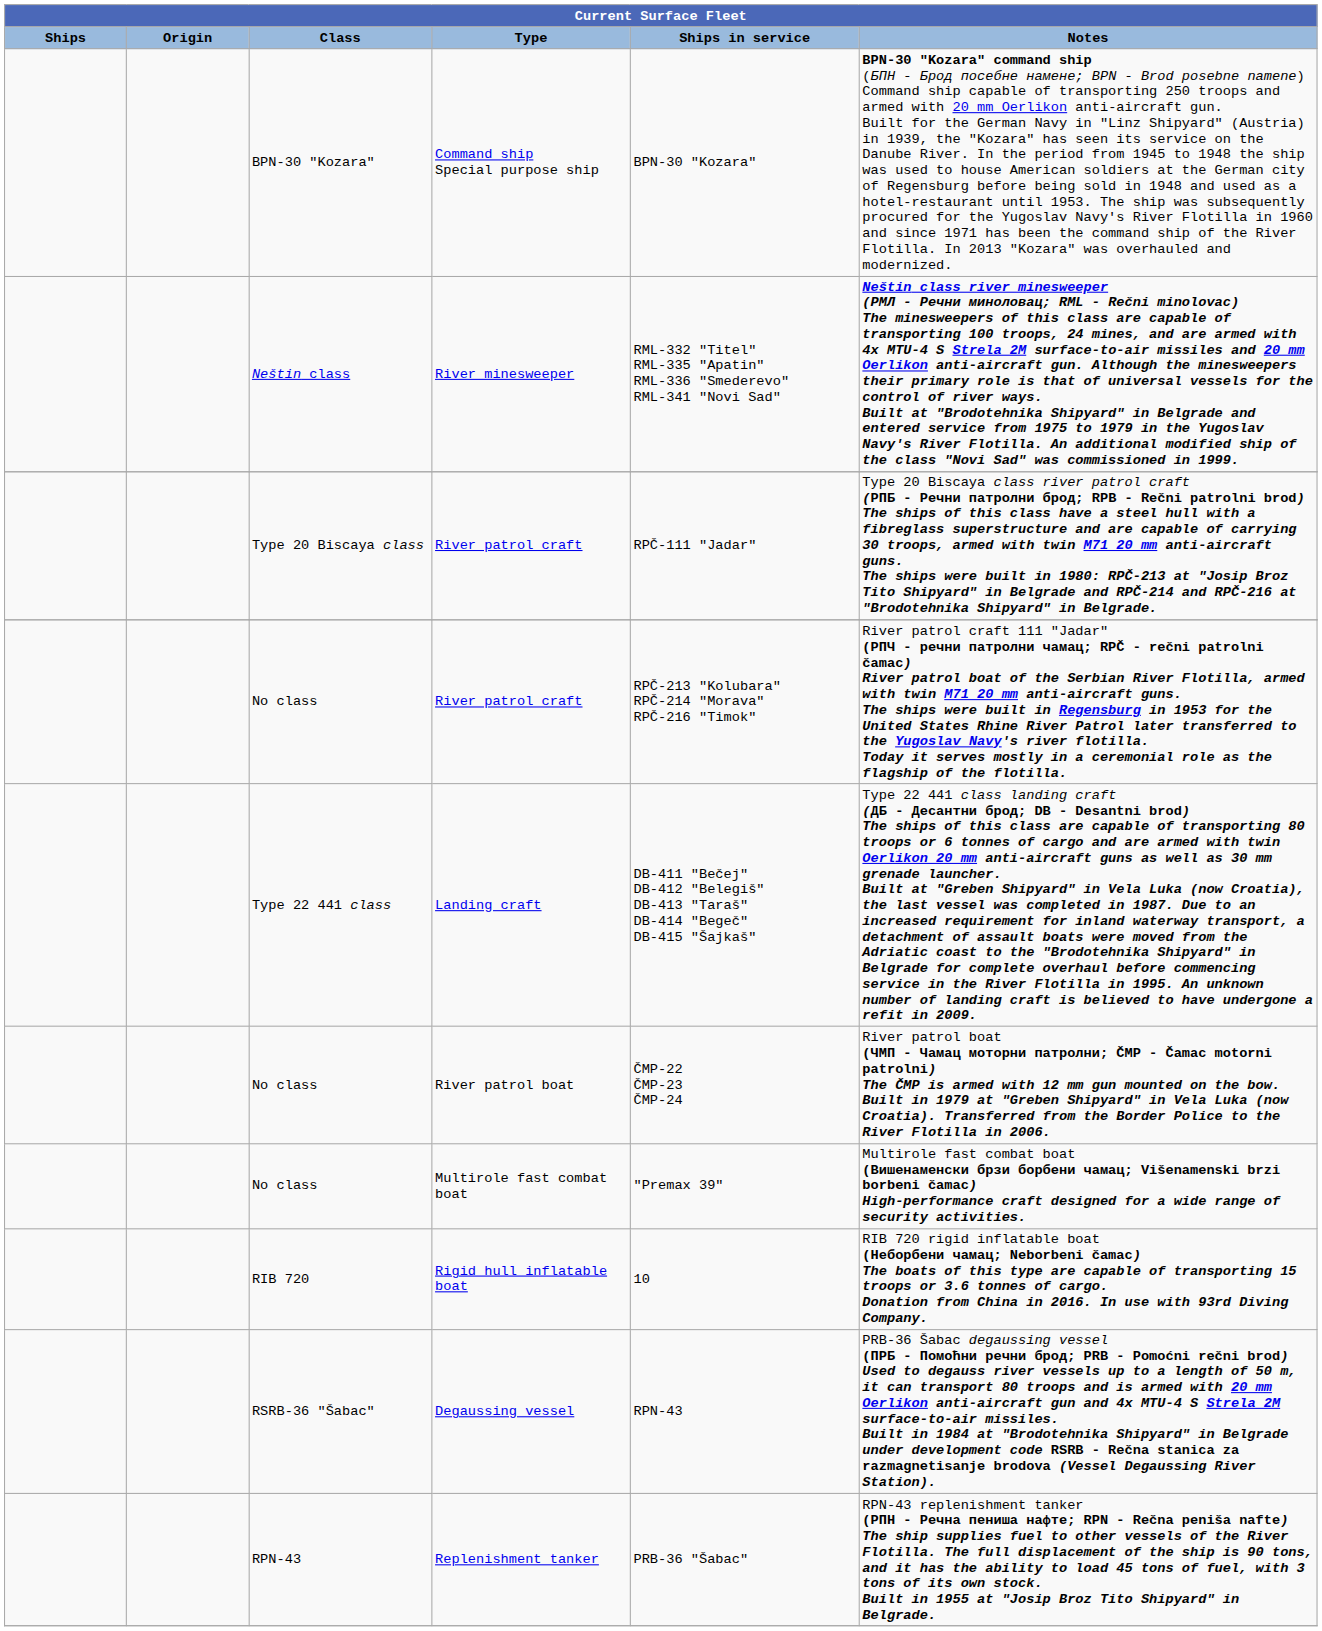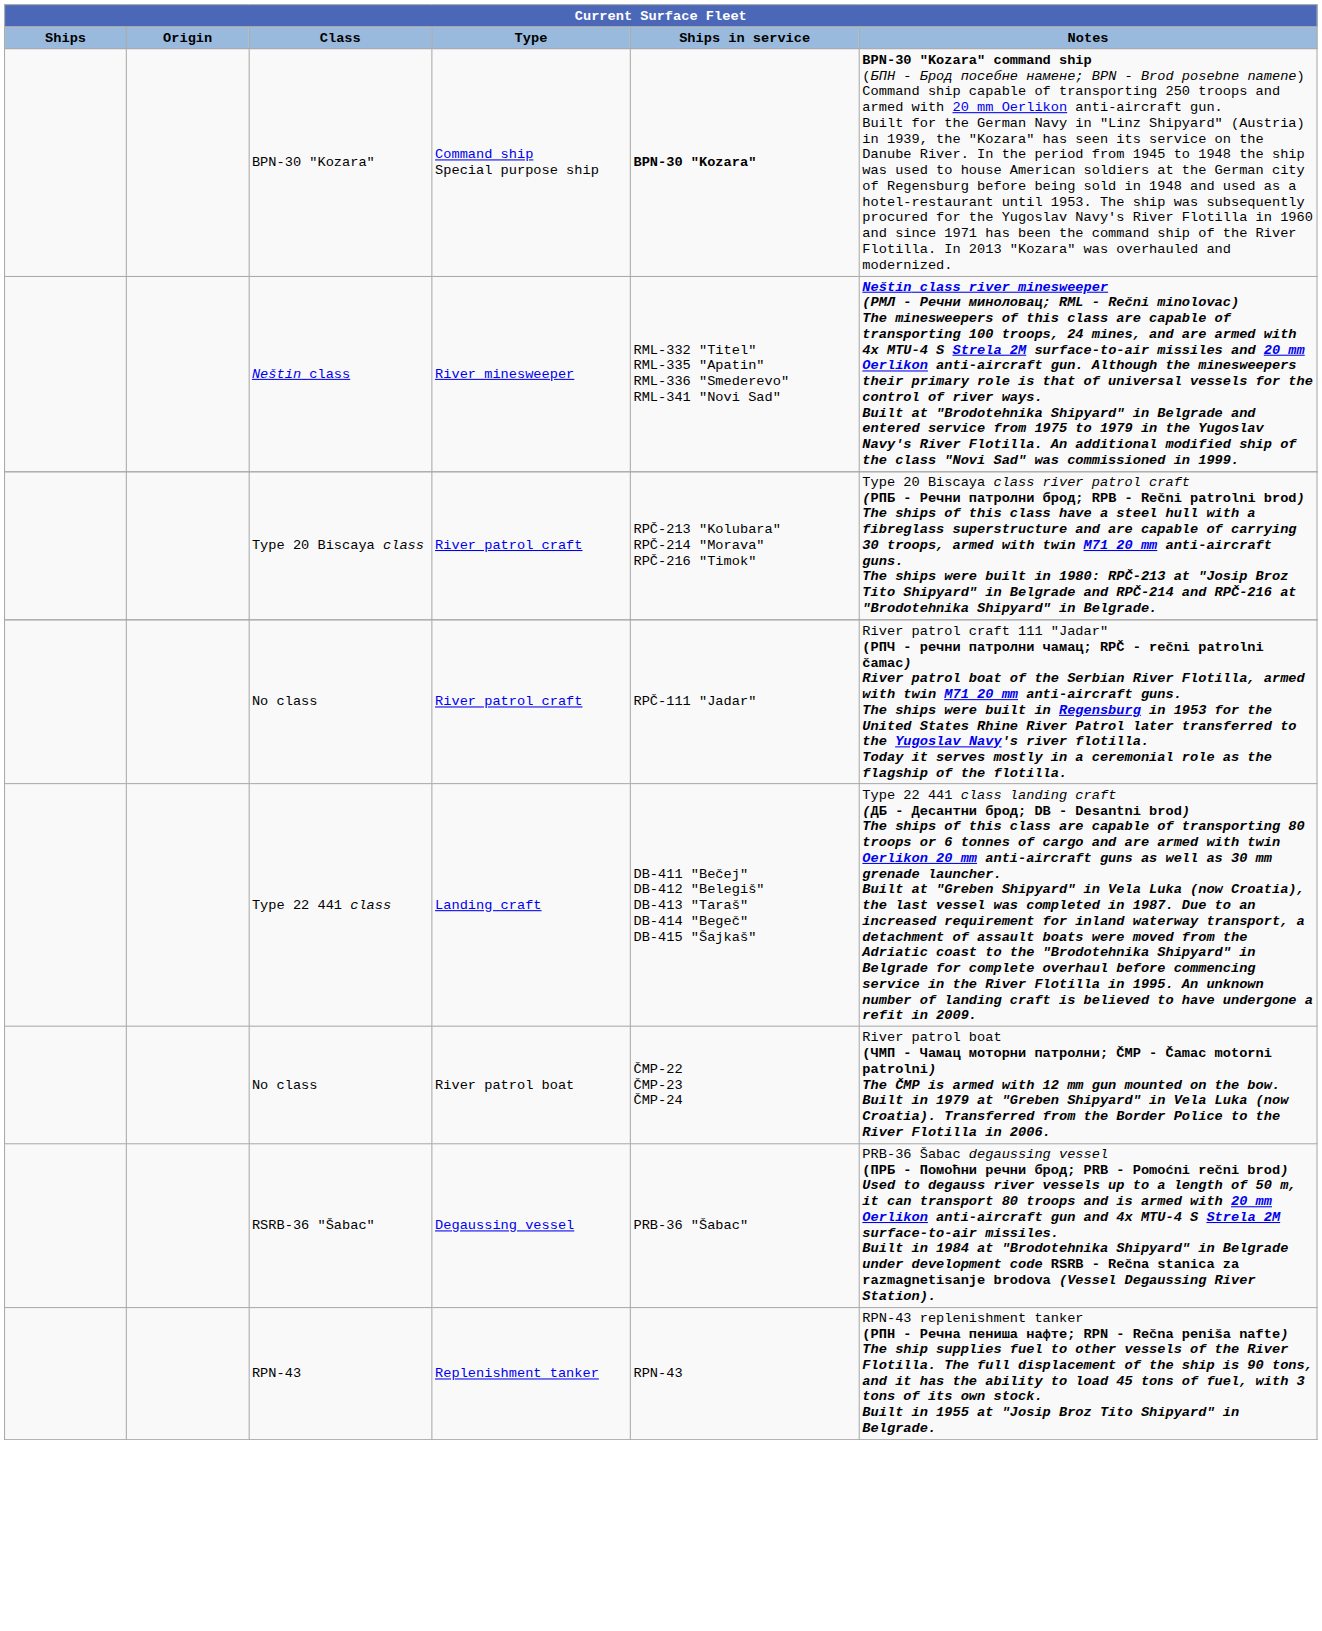(695, 163) normal -> (695, 163) bold
(695, 546) RPČ-111 "Jadar" -> (707, 546) RPČ-213 "Kolubara" RPČ-214 "Morava" RPČ-216 "Timok"
(707, 702) RPČ-213 "Kolubara" RPČ-214 "Morava" RPČ-216 "Timok" -> (695, 702) RPČ-111 "Jadar"
- row: (285, 1186)
- row: (281, 1279)
(658, 1411) RPN-43 -> (691, 1225) PRB-36 "Šabac"
(691, 1560) PRB-36 "Šabac" -> (658, 1373) RPN-43
